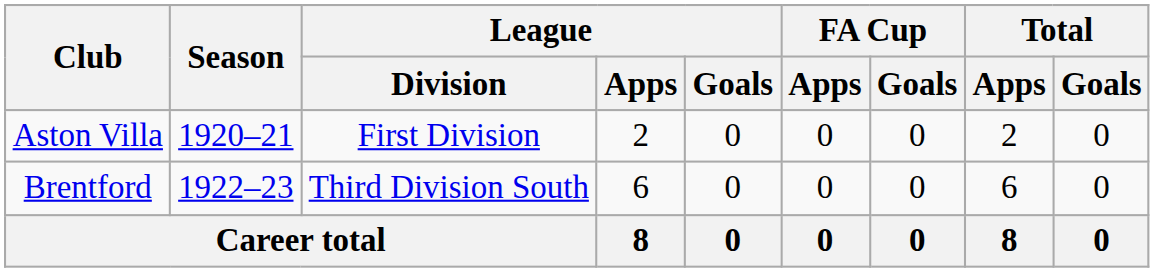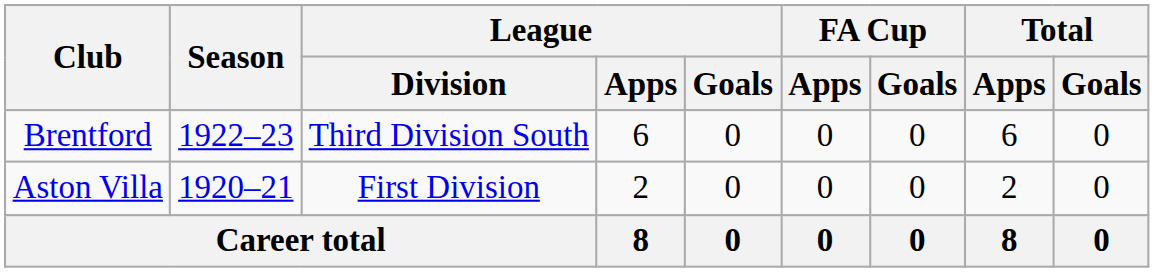rows swapped: (88, 135) <-> (88, 187)
